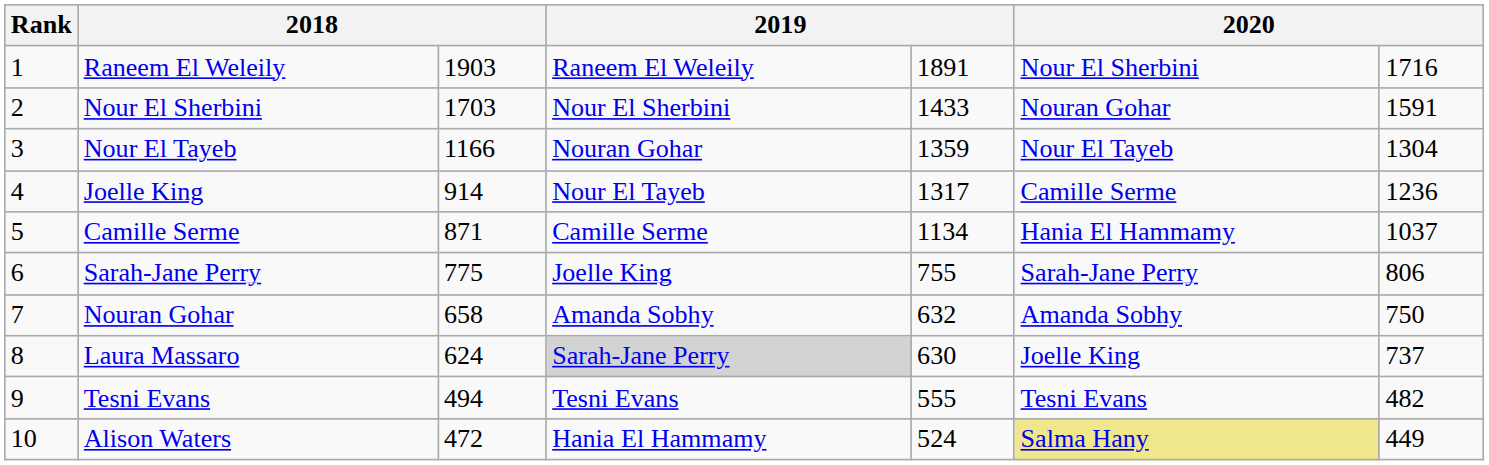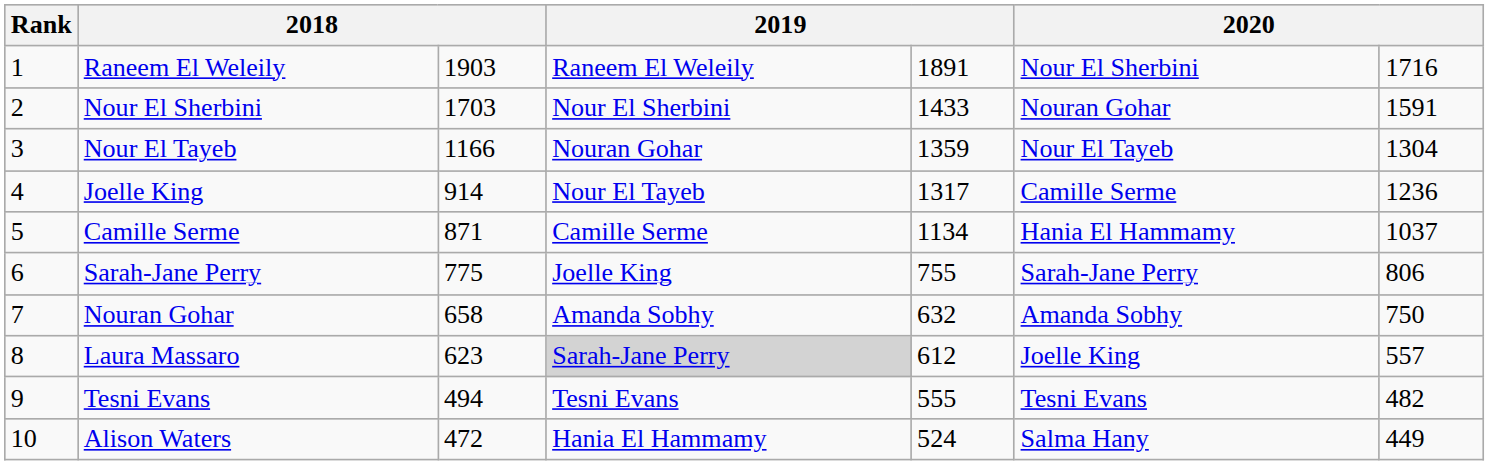(464, 356) 624 -> (464, 356) 623
(937, 356) 630 -> (937, 356) 612
(1405, 356) 737 -> (1405, 356) 557
(1085, 438) khaki background -> (1085, 438) no background
